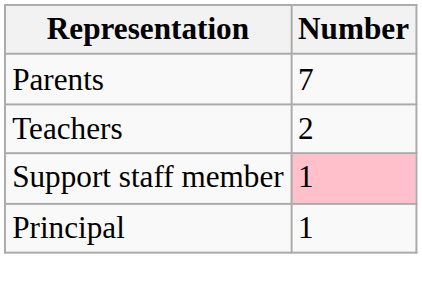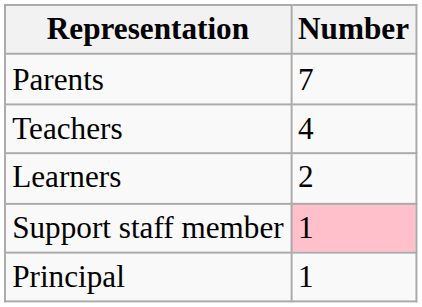(306, 128) 2 -> (306, 128) 4
+ row: (67, 177)
